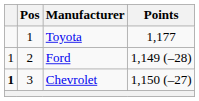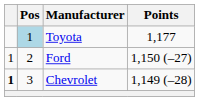(30, 37) no background -> (30, 37) lightblue background
(161, 58) 1,149 (–28) -> (161, 58) 1,150 (–27)
(161, 80) 1,150 (–27) -> (161, 80) 1,149 (–28)
